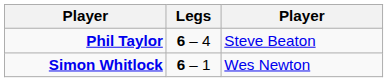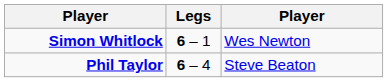rows swapped: (125, 40) <-> (106, 64)
